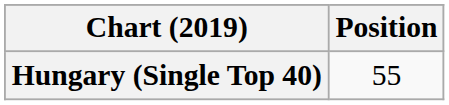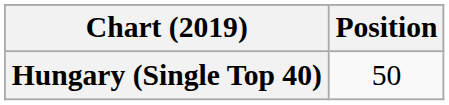(386, 74) 55 -> (386, 74) 50
